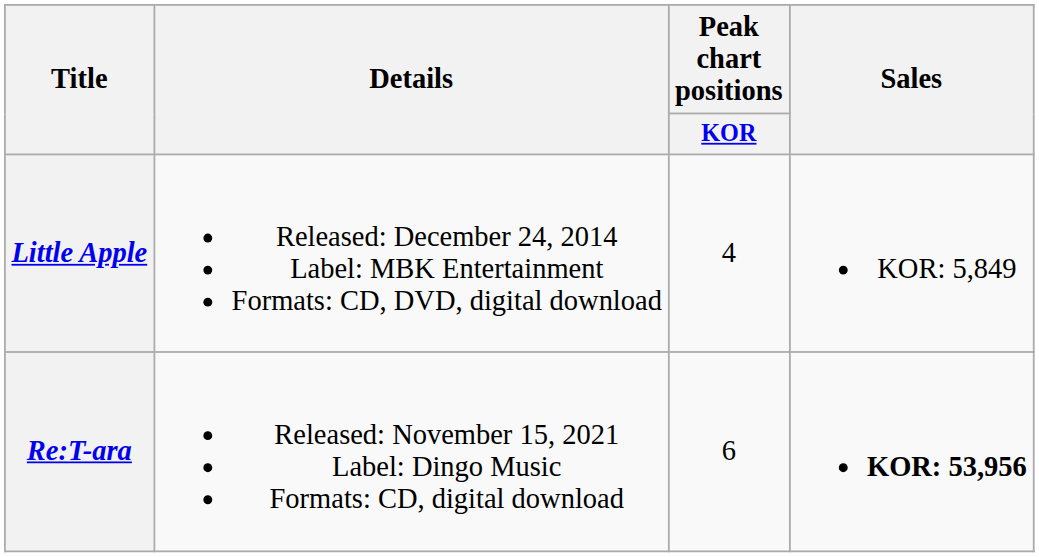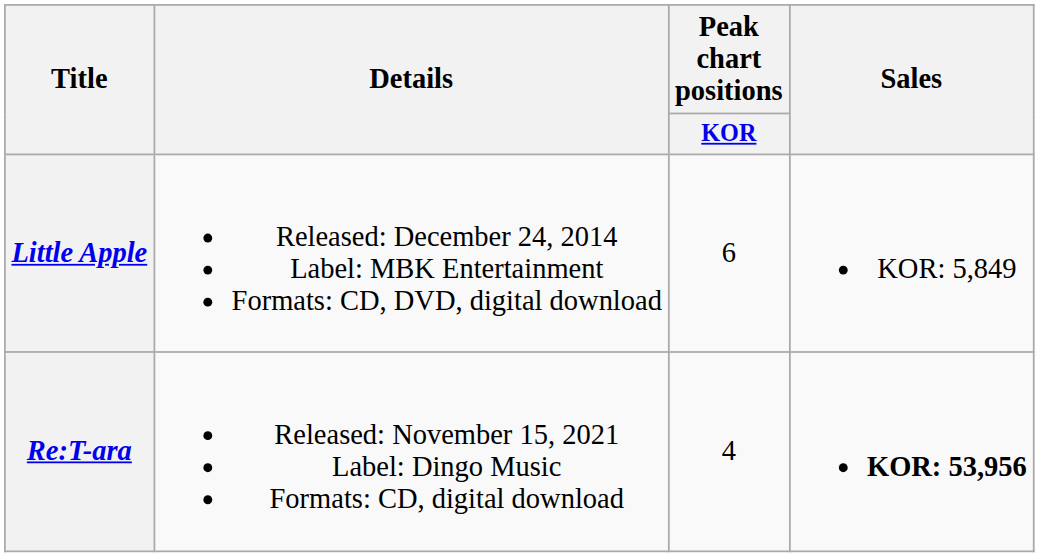(729, 252) 4 -> (729, 252) 6
(729, 451) 6 -> (729, 451) 4
